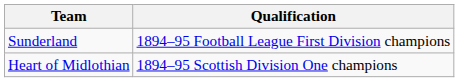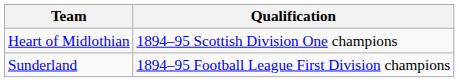rows swapped: (43, 40) <-> (69, 64)
